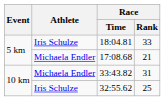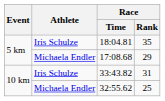(147, 42) 33 -> (147, 42) 35
(147, 58) 21 -> (147, 58) 29
(65, 73) Michaela Endler -> (56, 73) Iris Schulze
(56, 88) Iris Schulze -> (65, 88) Michaela Endler
